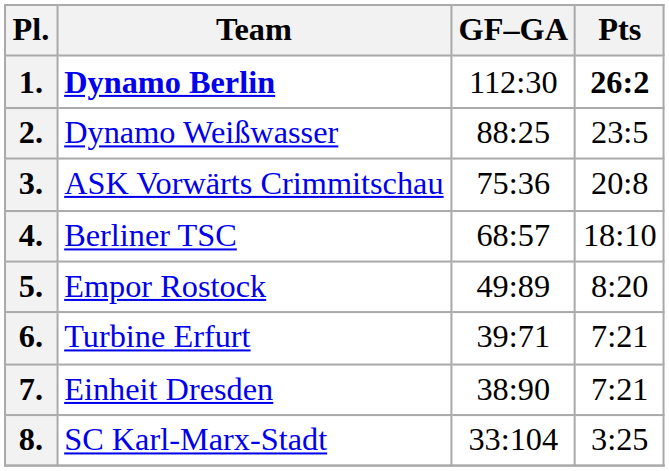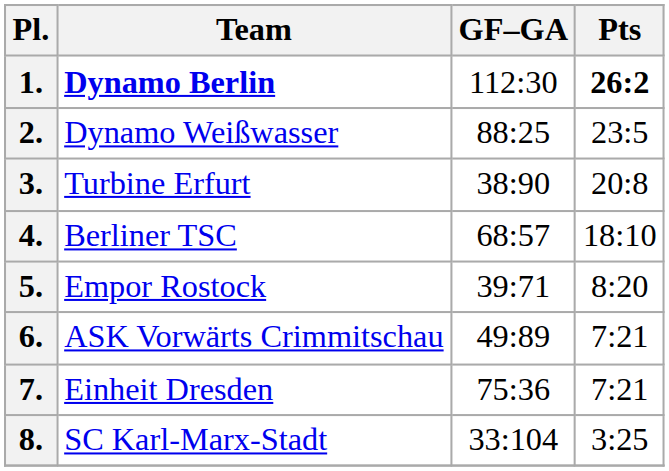(254, 183) ASK Vorwärts Crimmitschau -> (157, 183) Turbine Erfurt
(513, 183) 75:36 -> (513, 183) 38:90
(513, 286) 49:89 -> (513, 286) 39:71
(157, 337) Turbine Erfurt -> (254, 337) ASK Vorwärts Crimmitschau
(513, 337) 39:71 -> (513, 337) 49:89
(513, 388) 38:90 -> (513, 388) 75:36
